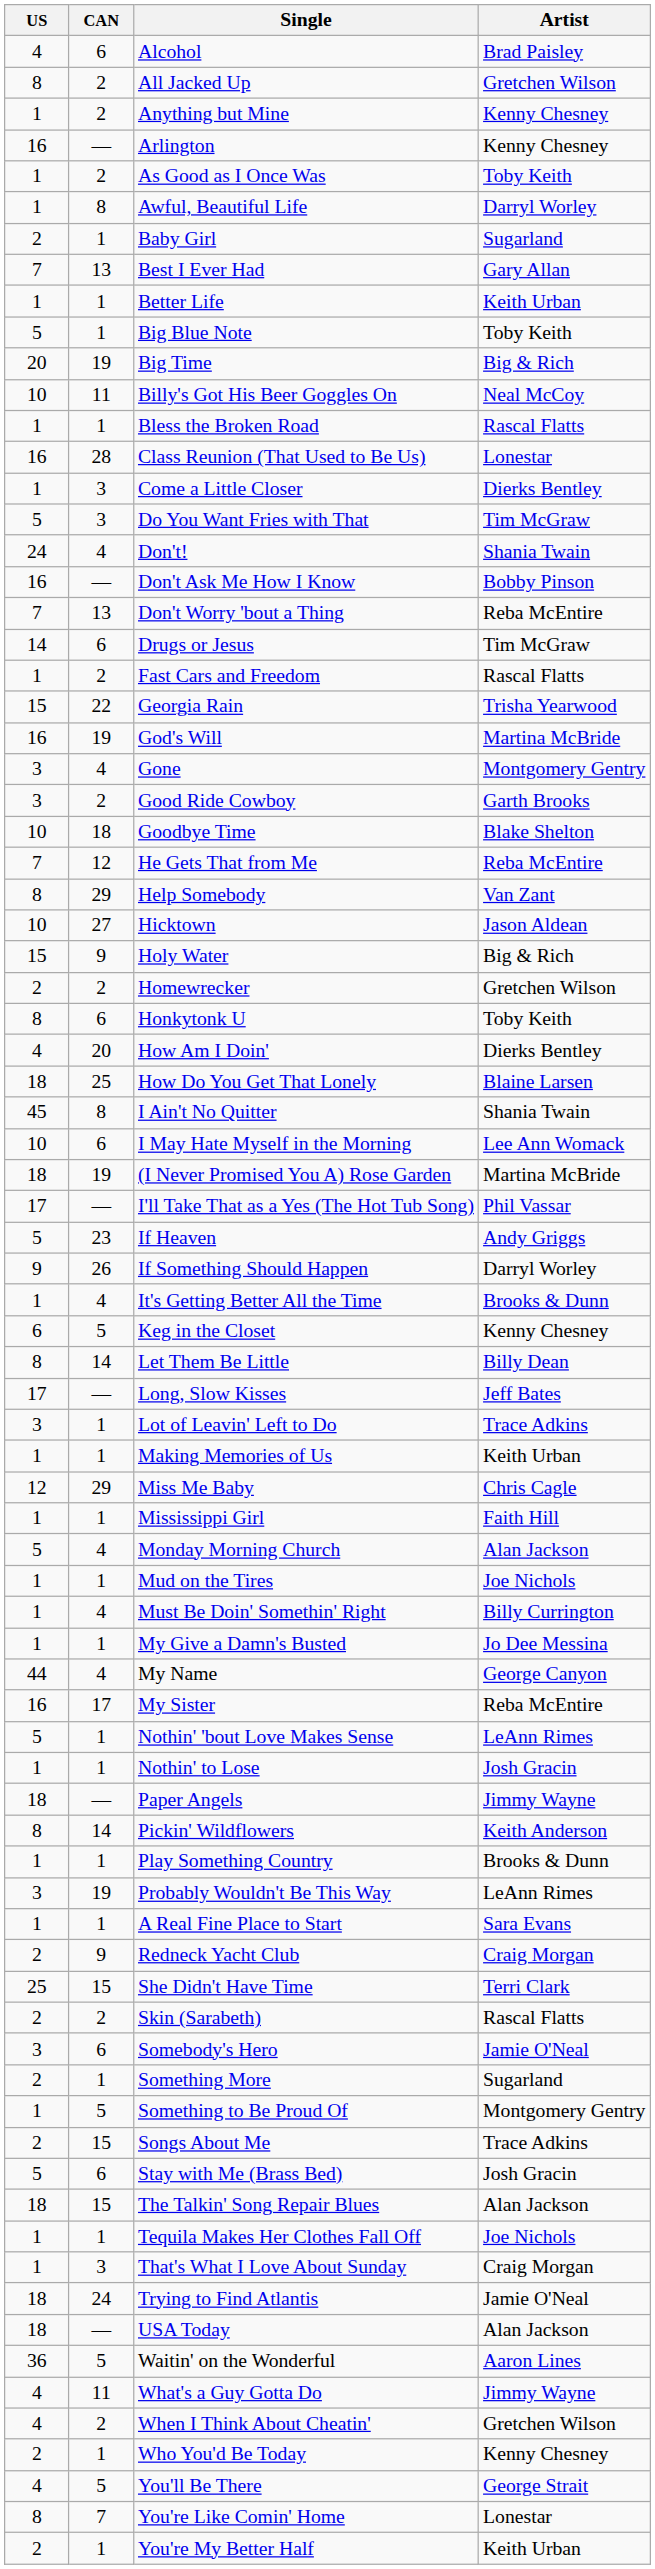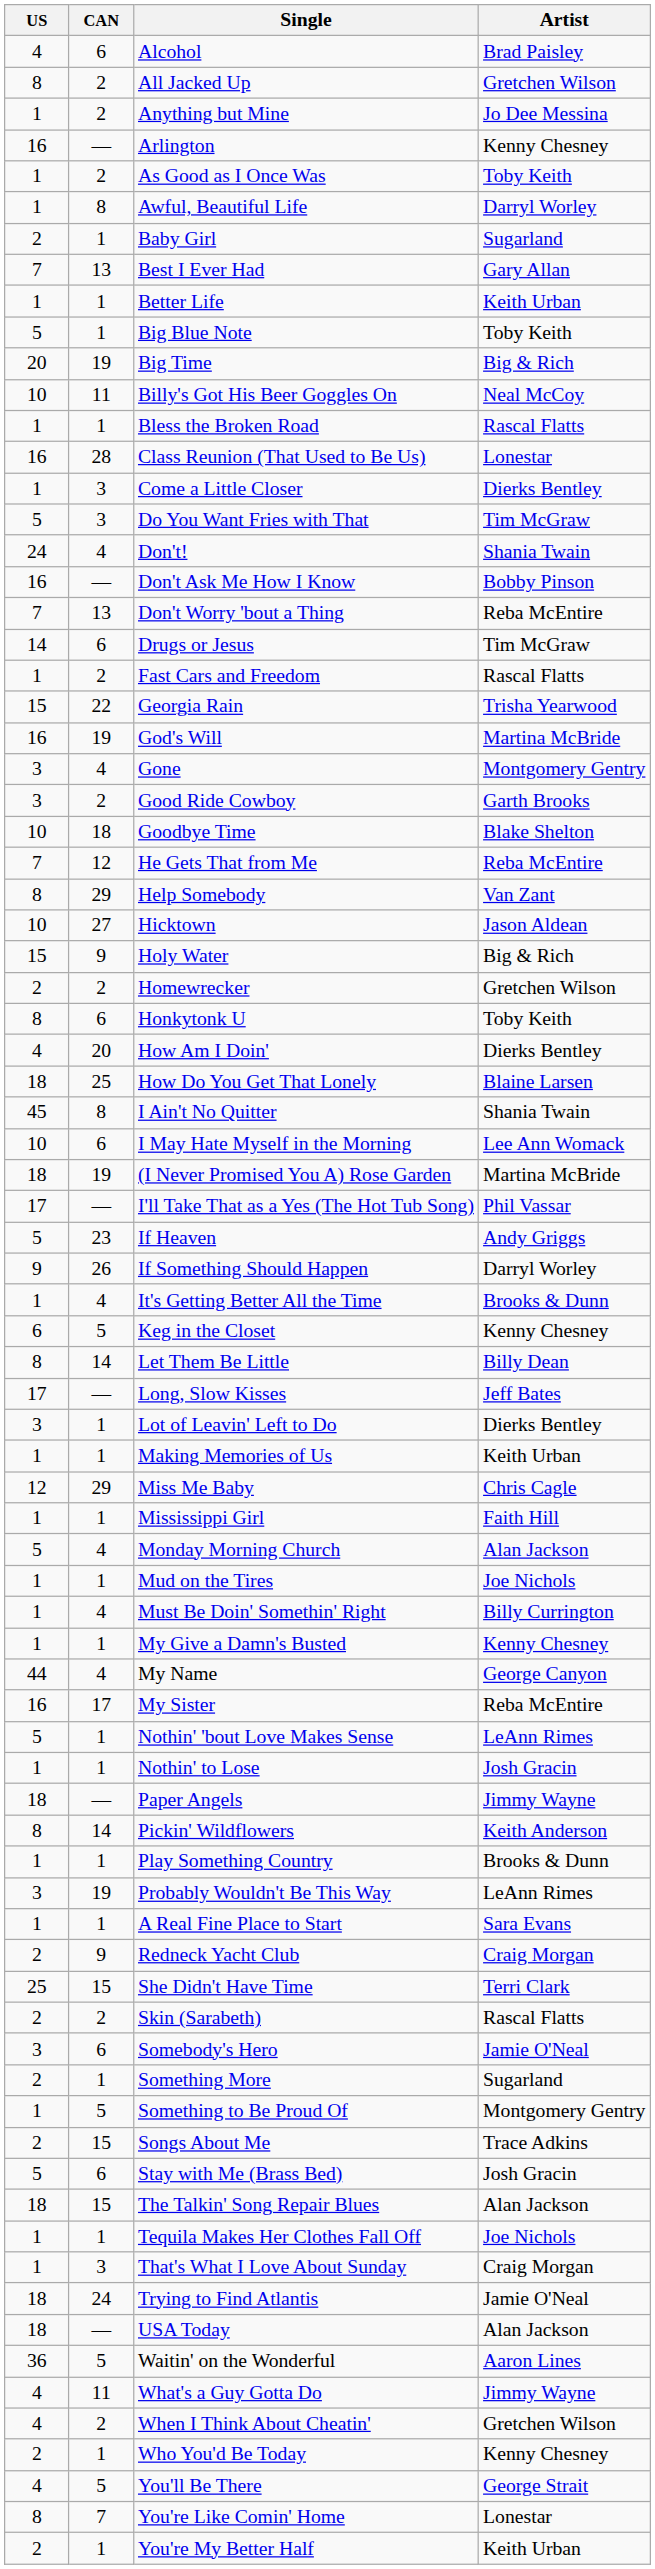(546, 113) Kenny Chesney -> (545, 113) Jo Dee Messina
(535, 1424) Trace Adkins -> (542, 1424) Dierks Bentley
(545, 1643) Jo Dee Messina -> (546, 1643) Kenny Chesney
